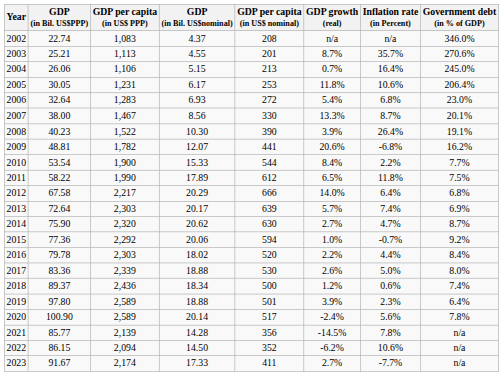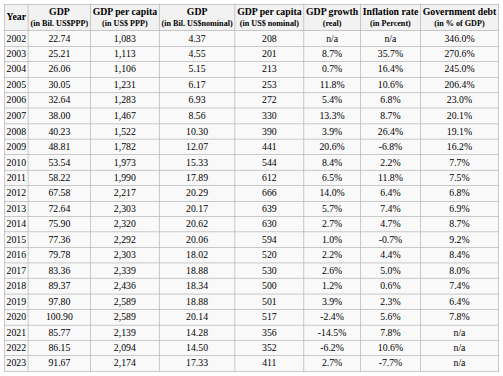(125, 162) 1,900 -> (125, 162) 1,973
